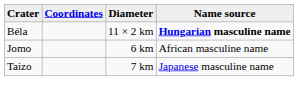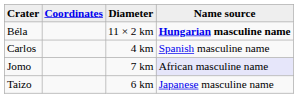+ row: (22, 48)
(142, 48) 6 km -> (142, 66) 7 km
(213, 48) no background -> (213, 66) lavender background
(142, 66) 7 km -> (142, 84) 6 km
